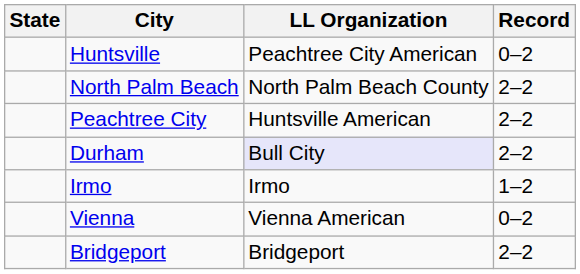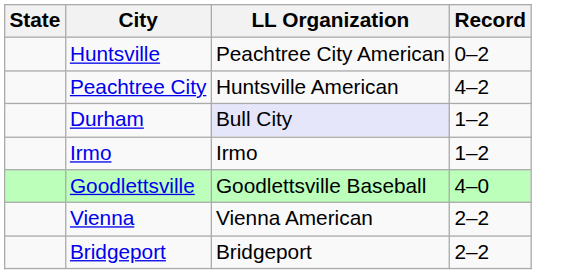- row: (154, 86)
(516, 119) 2–2 -> (472, 86) 4–2
(516, 152) 2–2 -> (472, 119) 1–2
+ row: (132, 185)
(516, 218) 0–2 -> (472, 218) 2–2
